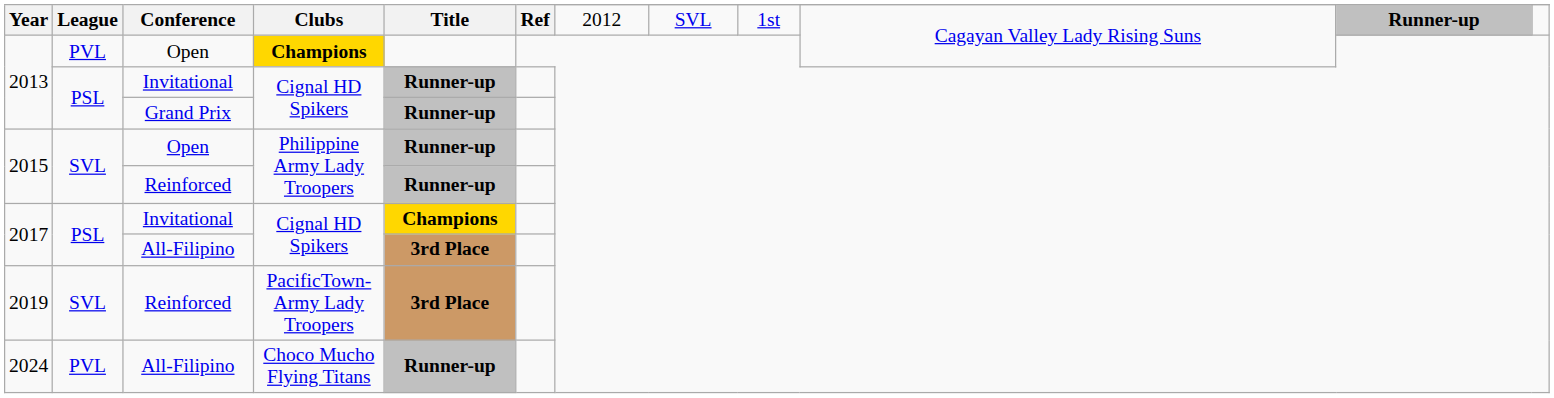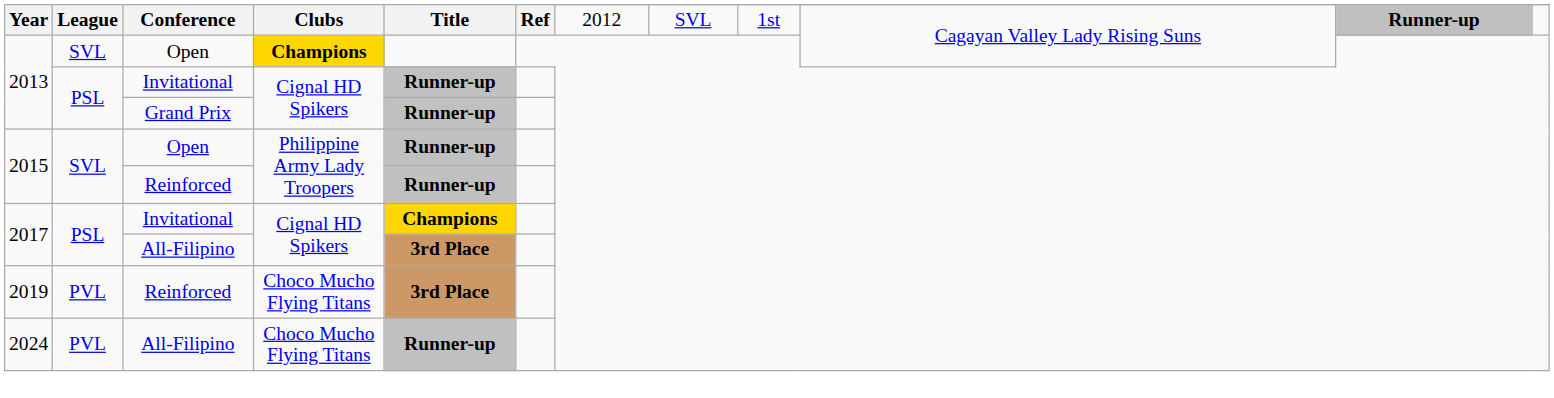(88, 50) PVL -> (88, 50) SVL
(88, 302) SVL -> (88, 291) PVL
(319, 302) PacificTown-Army Lady Troopers -> (319, 291) Choco Mucho Flying Titans
